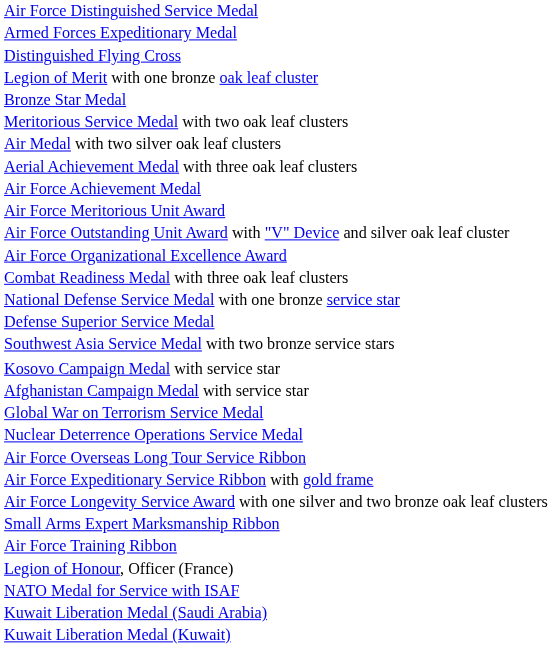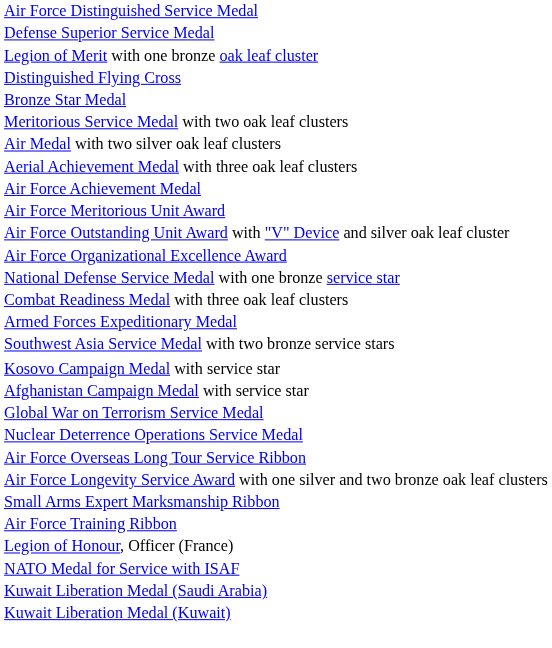rows swapped: (109, 322) <-> (121, 33)
rows swapped: (161, 77) <-> (93, 55)
rows swapped: (176, 277) <-> (202, 299)
- row: (189, 479)
